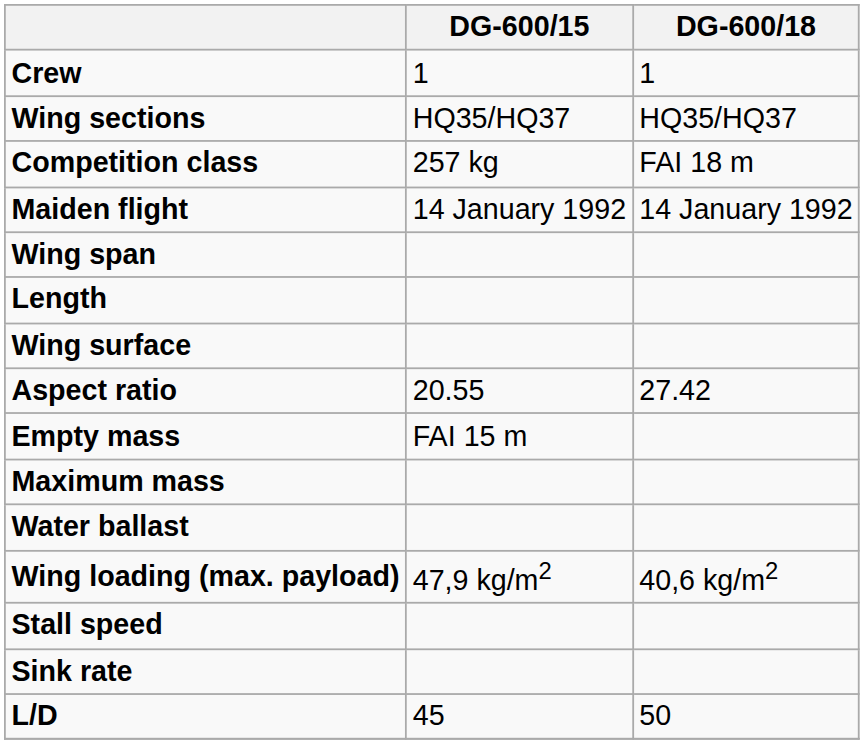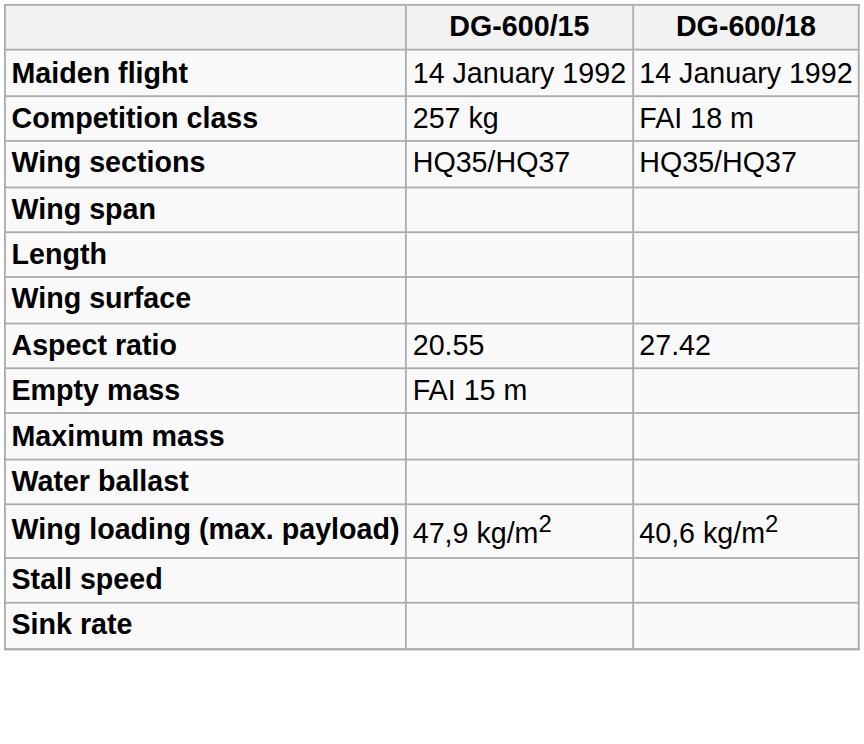- row: (47, 72)
rows swapped: (100, 208) <-> (108, 118)
- row: (35, 716)
